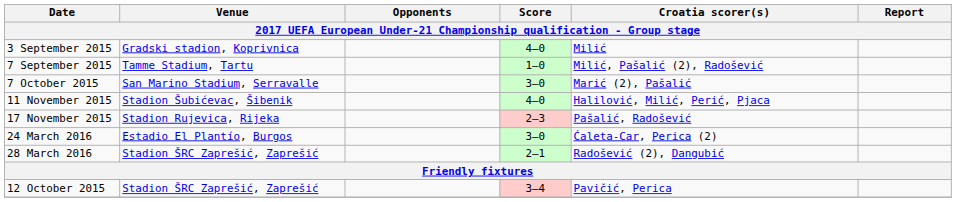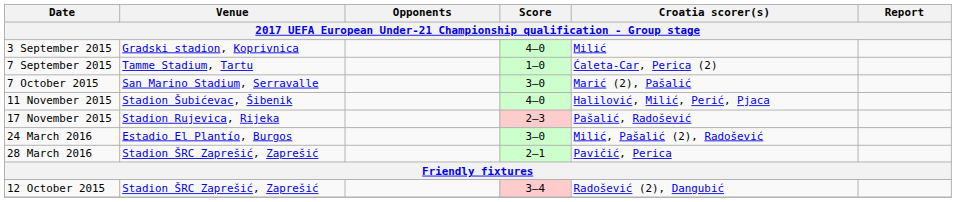(668, 66) Milić, Pašalić (2), Radošević -> (646, 66) Ćaleta-Car, Perica (2)
(646, 136) Ćaleta-Car, Perica (2) -> (668, 136) Milić, Pašalić (2), Radošević
(649, 154) Radošević (2), Dangubić -> (623, 154) Pavičić, Perica
(623, 189) Pavičić, Perica -> (649, 189) Radošević (2), Dangubić
